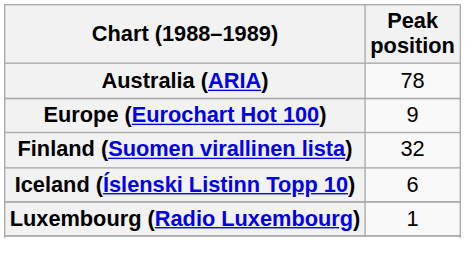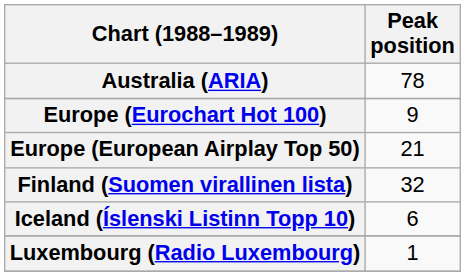+ row: (185, 149)
